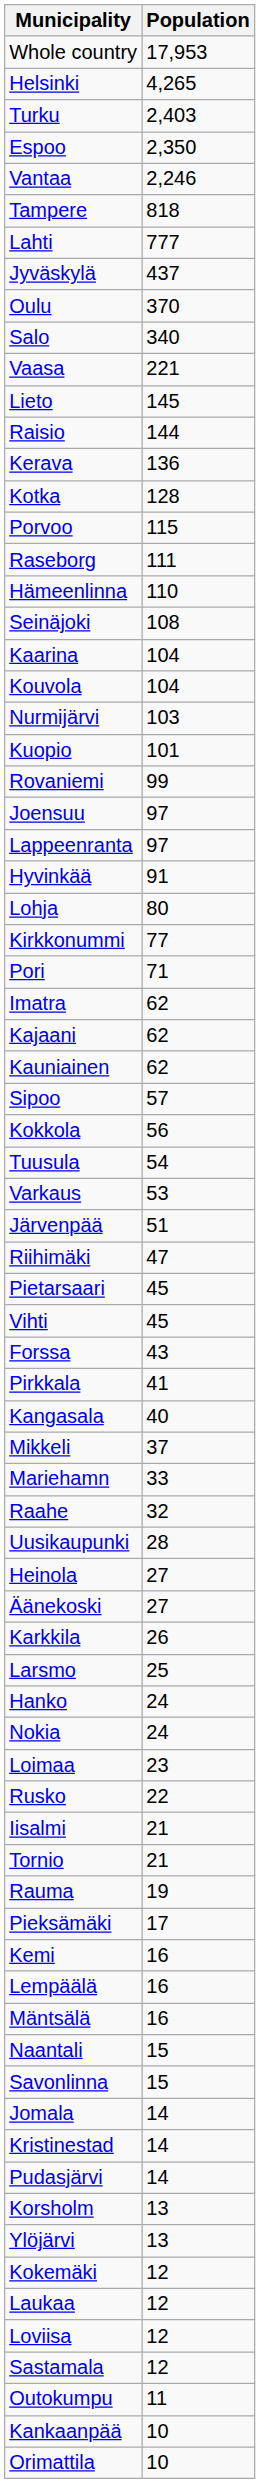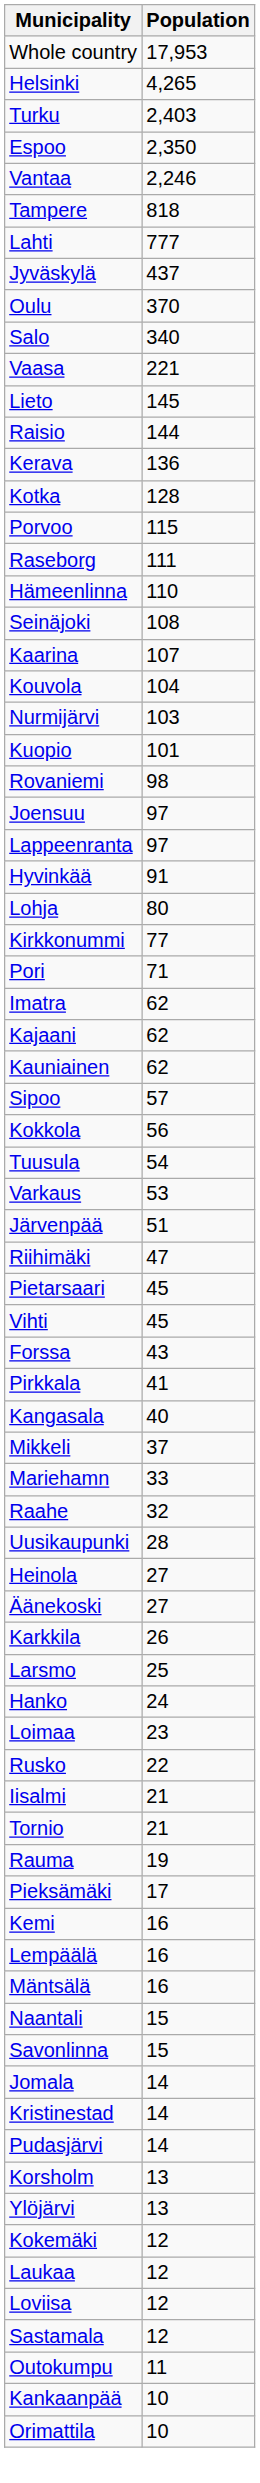(163, 654) 104 -> (163, 654) 107
(157, 781) 99 -> (157, 781) 98
- row: (35, 1733)
